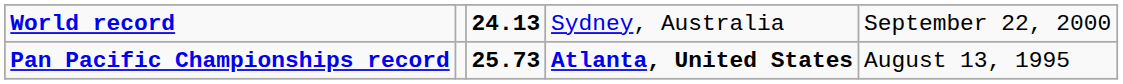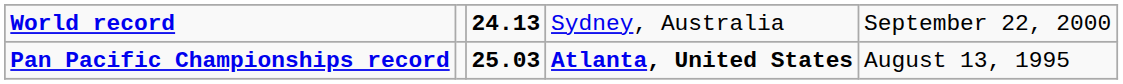(506, 61) 25.73 -> (506, 61) 25.03
